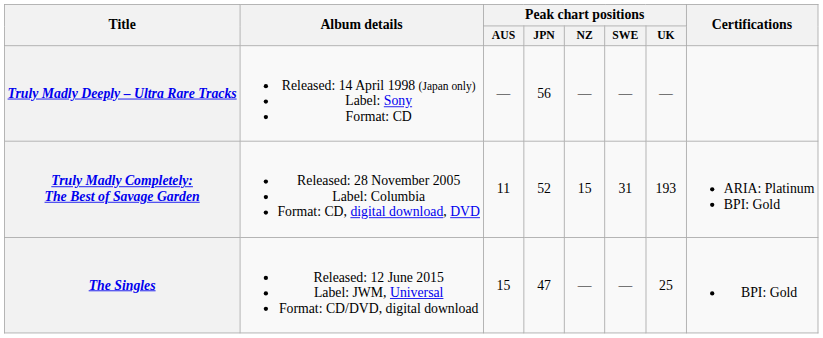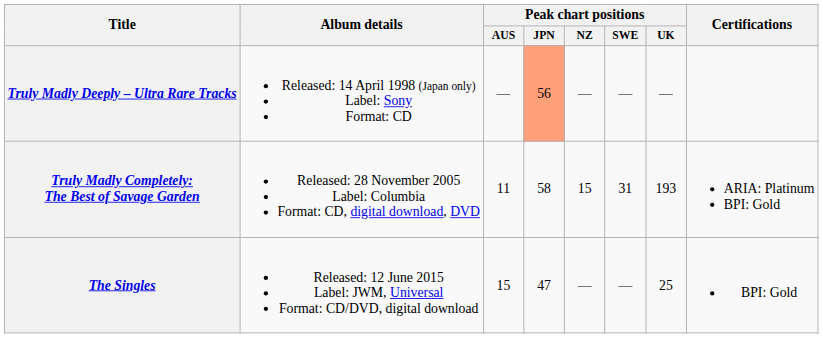(544, 93) no background -> (544, 93) lightsalmon background
(544, 189) 52 -> (544, 189) 58
